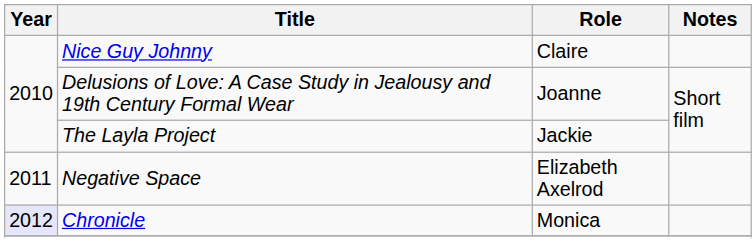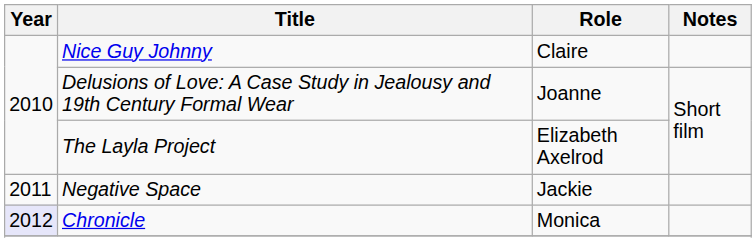(565, 135) Jackie -> (577, 146) Elizabeth Axelrod
(577, 178) Elizabeth Axelrod -> (565, 189) Jackie
